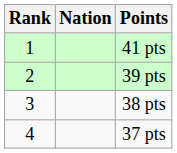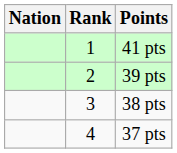columns swapped: (30, 18) <-> (85, 18)
